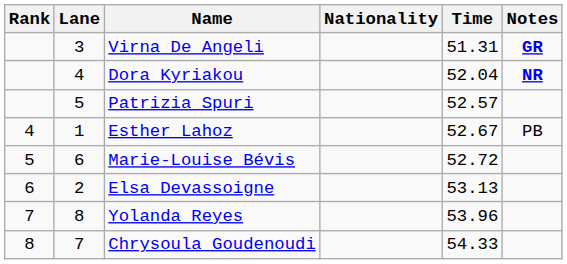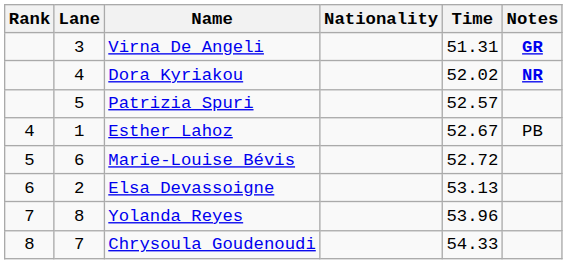(472, 75) 52.04 -> (472, 75) 52.02
